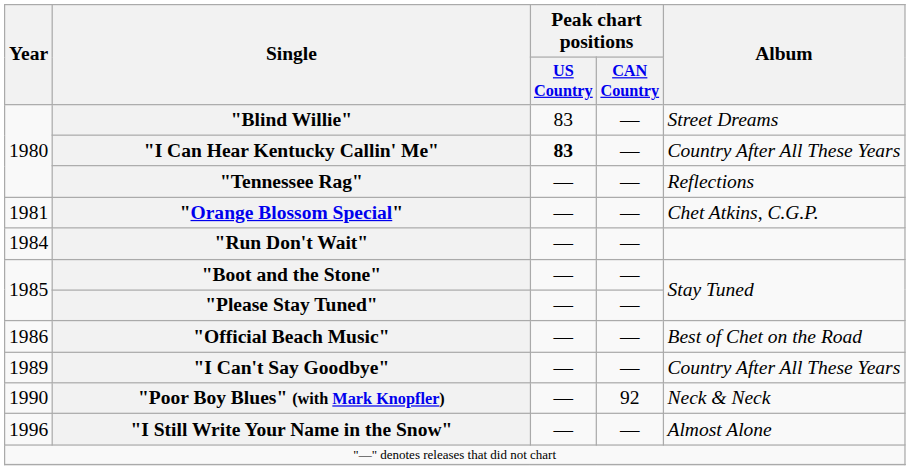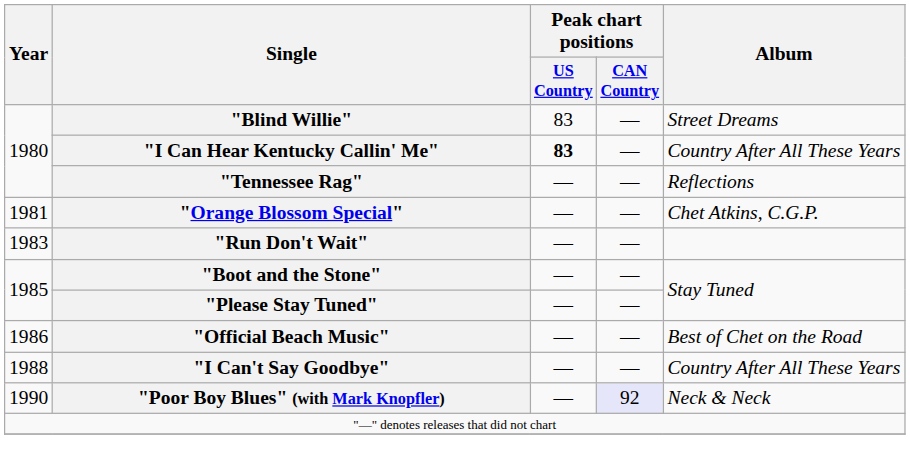(29, 243) 1984 -> (29, 243) 1983
(29, 367) 1989 -> (29, 367) 1988
(630, 398) no background -> (630, 398) lavender background
- row: (291, 429)
